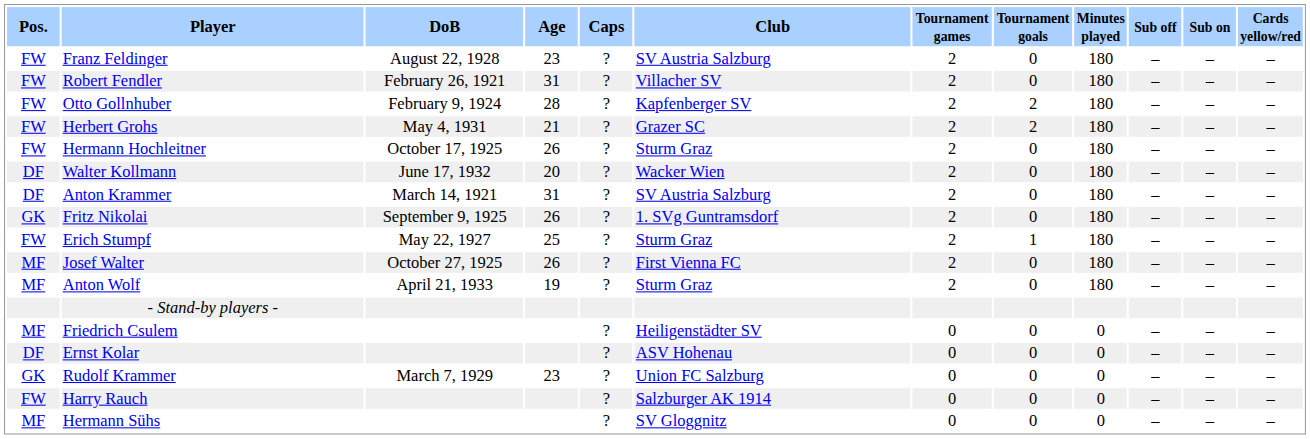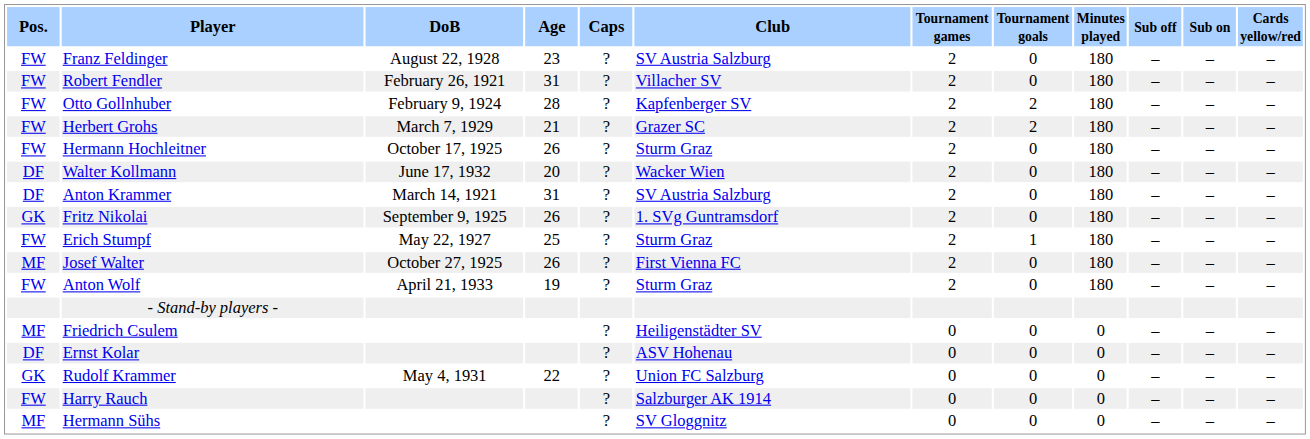(445, 126) May 4, 1931 -> (445, 126) March 7, 1929
(33, 285) MF -> (33, 285) FW
(445, 375) March 7, 1929 -> (445, 375) May 4, 1931
(552, 375) 23 -> (552, 375) 22
